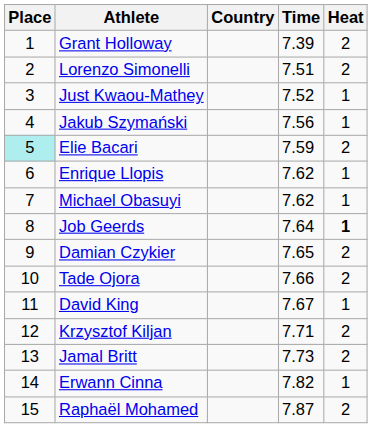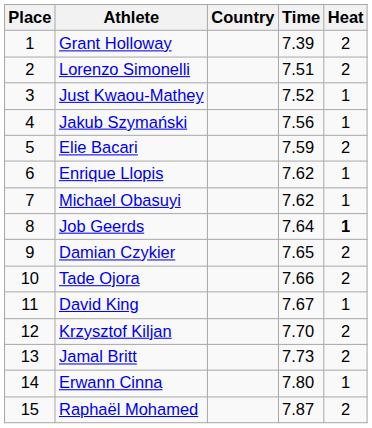(30, 148) paleturquoise background -> (30, 148) no background
(298, 331) 7.71 -> (298, 331) 7.70
(298, 383) 7.82 -> (298, 383) 7.80
